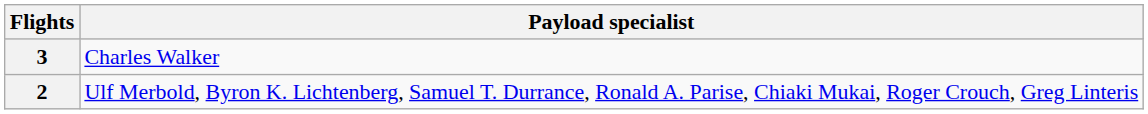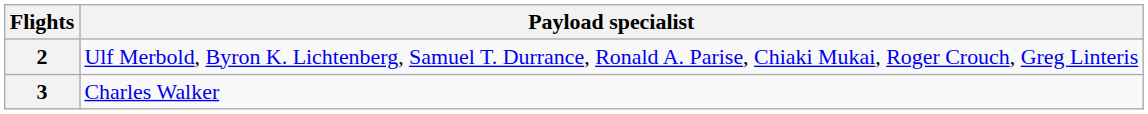rows swapped: (42, 56) <-> (42, 91)
